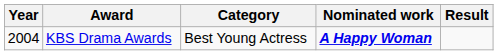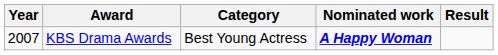(24, 38) 2004 -> (24, 38) 2007
